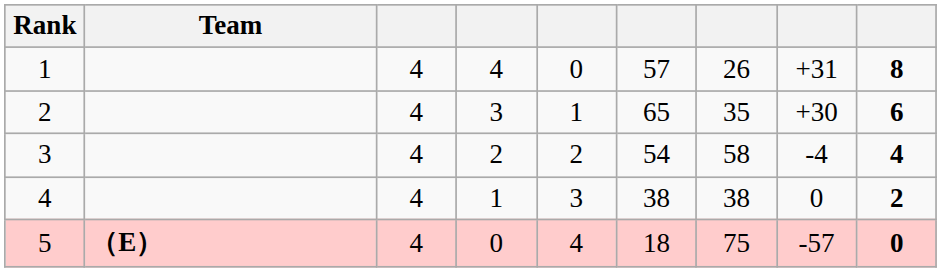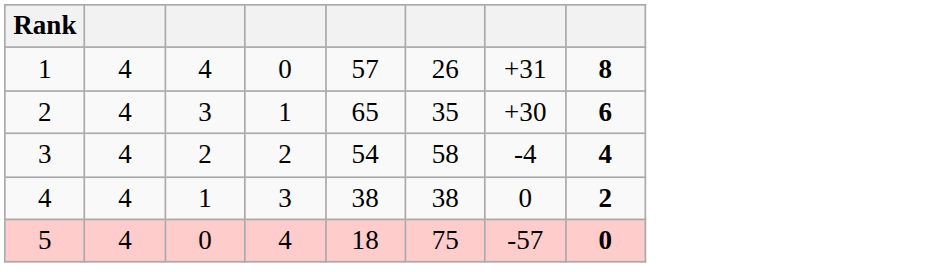- column: (231, 25)
